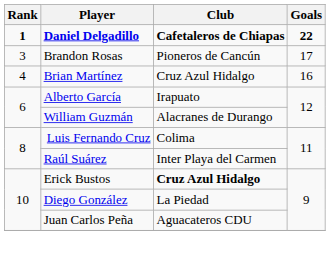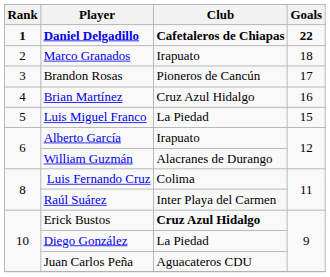+ row: (87, 55)
+ row: (95, 117)
